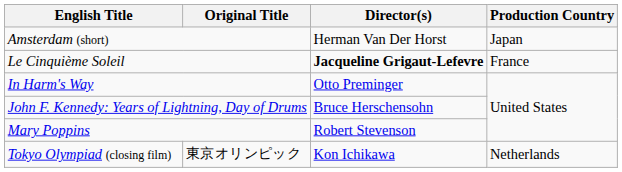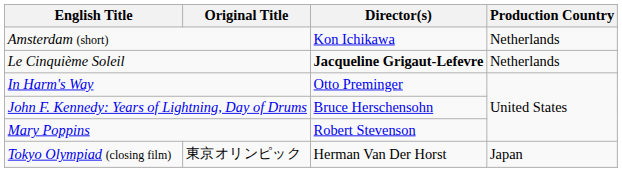(380, 38) Herman Van Der Horst -> (354, 38) Kon Ichikawa
(506, 38) Japan -> (525, 38) Netherlands
(510, 61) France -> (525, 61) Netherlands
(354, 154) Kon Ichikawa -> (380, 154) Herman Van Der Horst
(525, 154) Netherlands -> (506, 154) Japan
